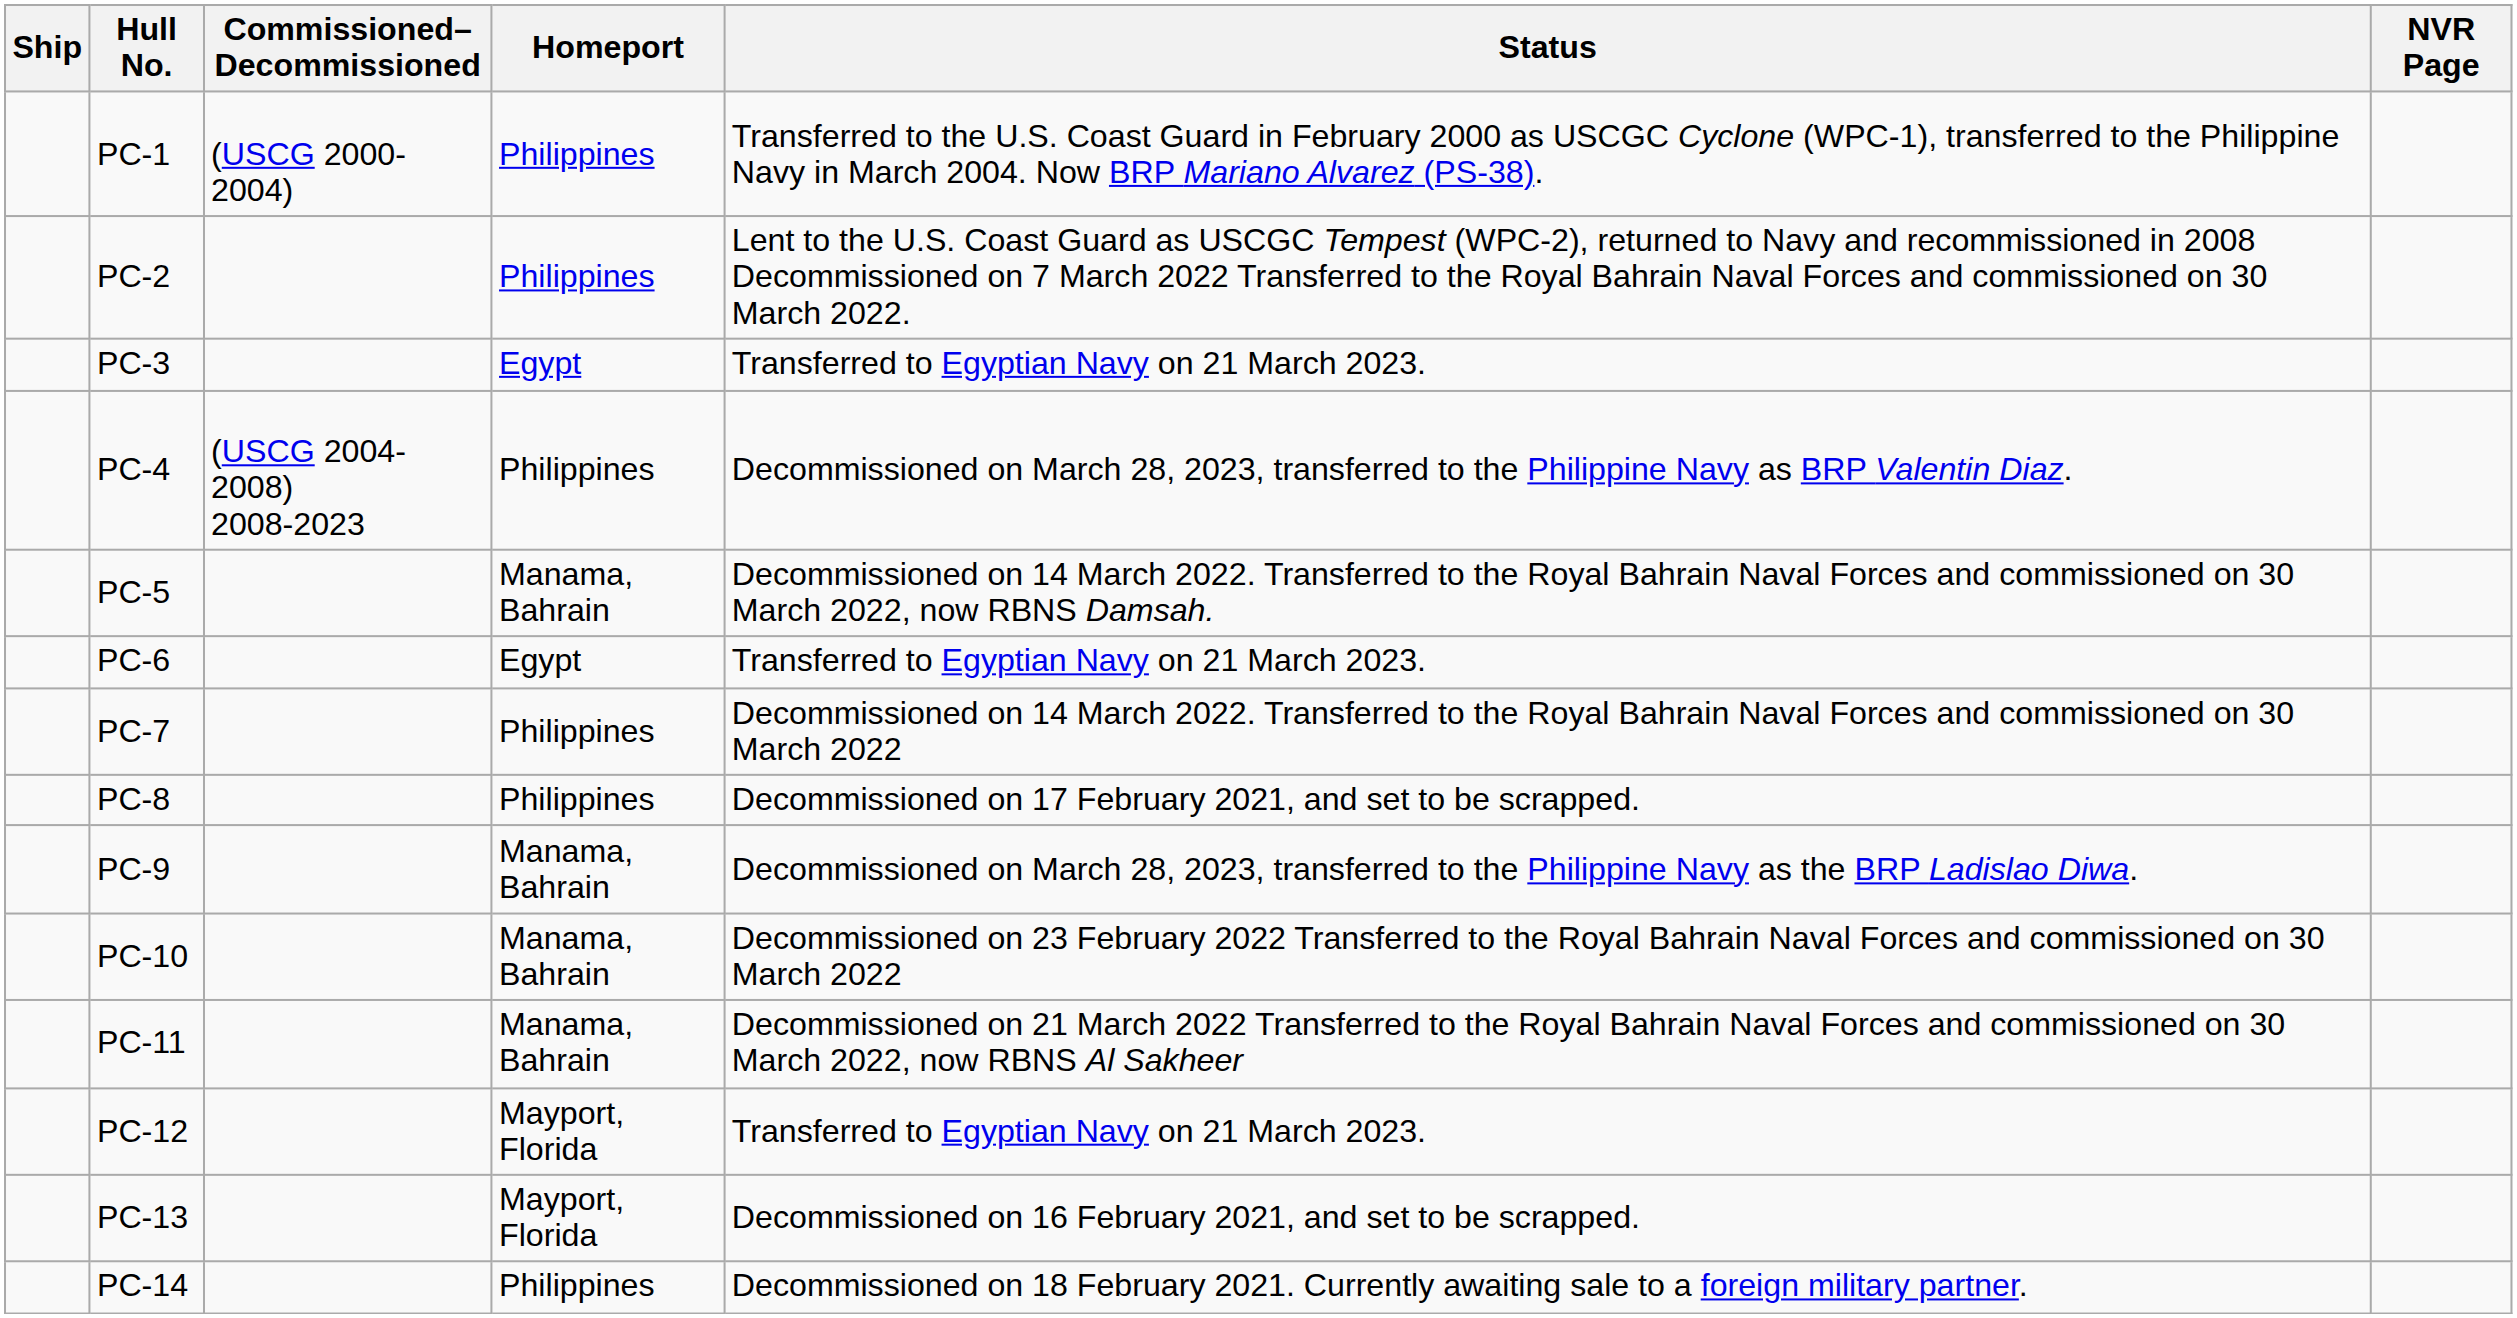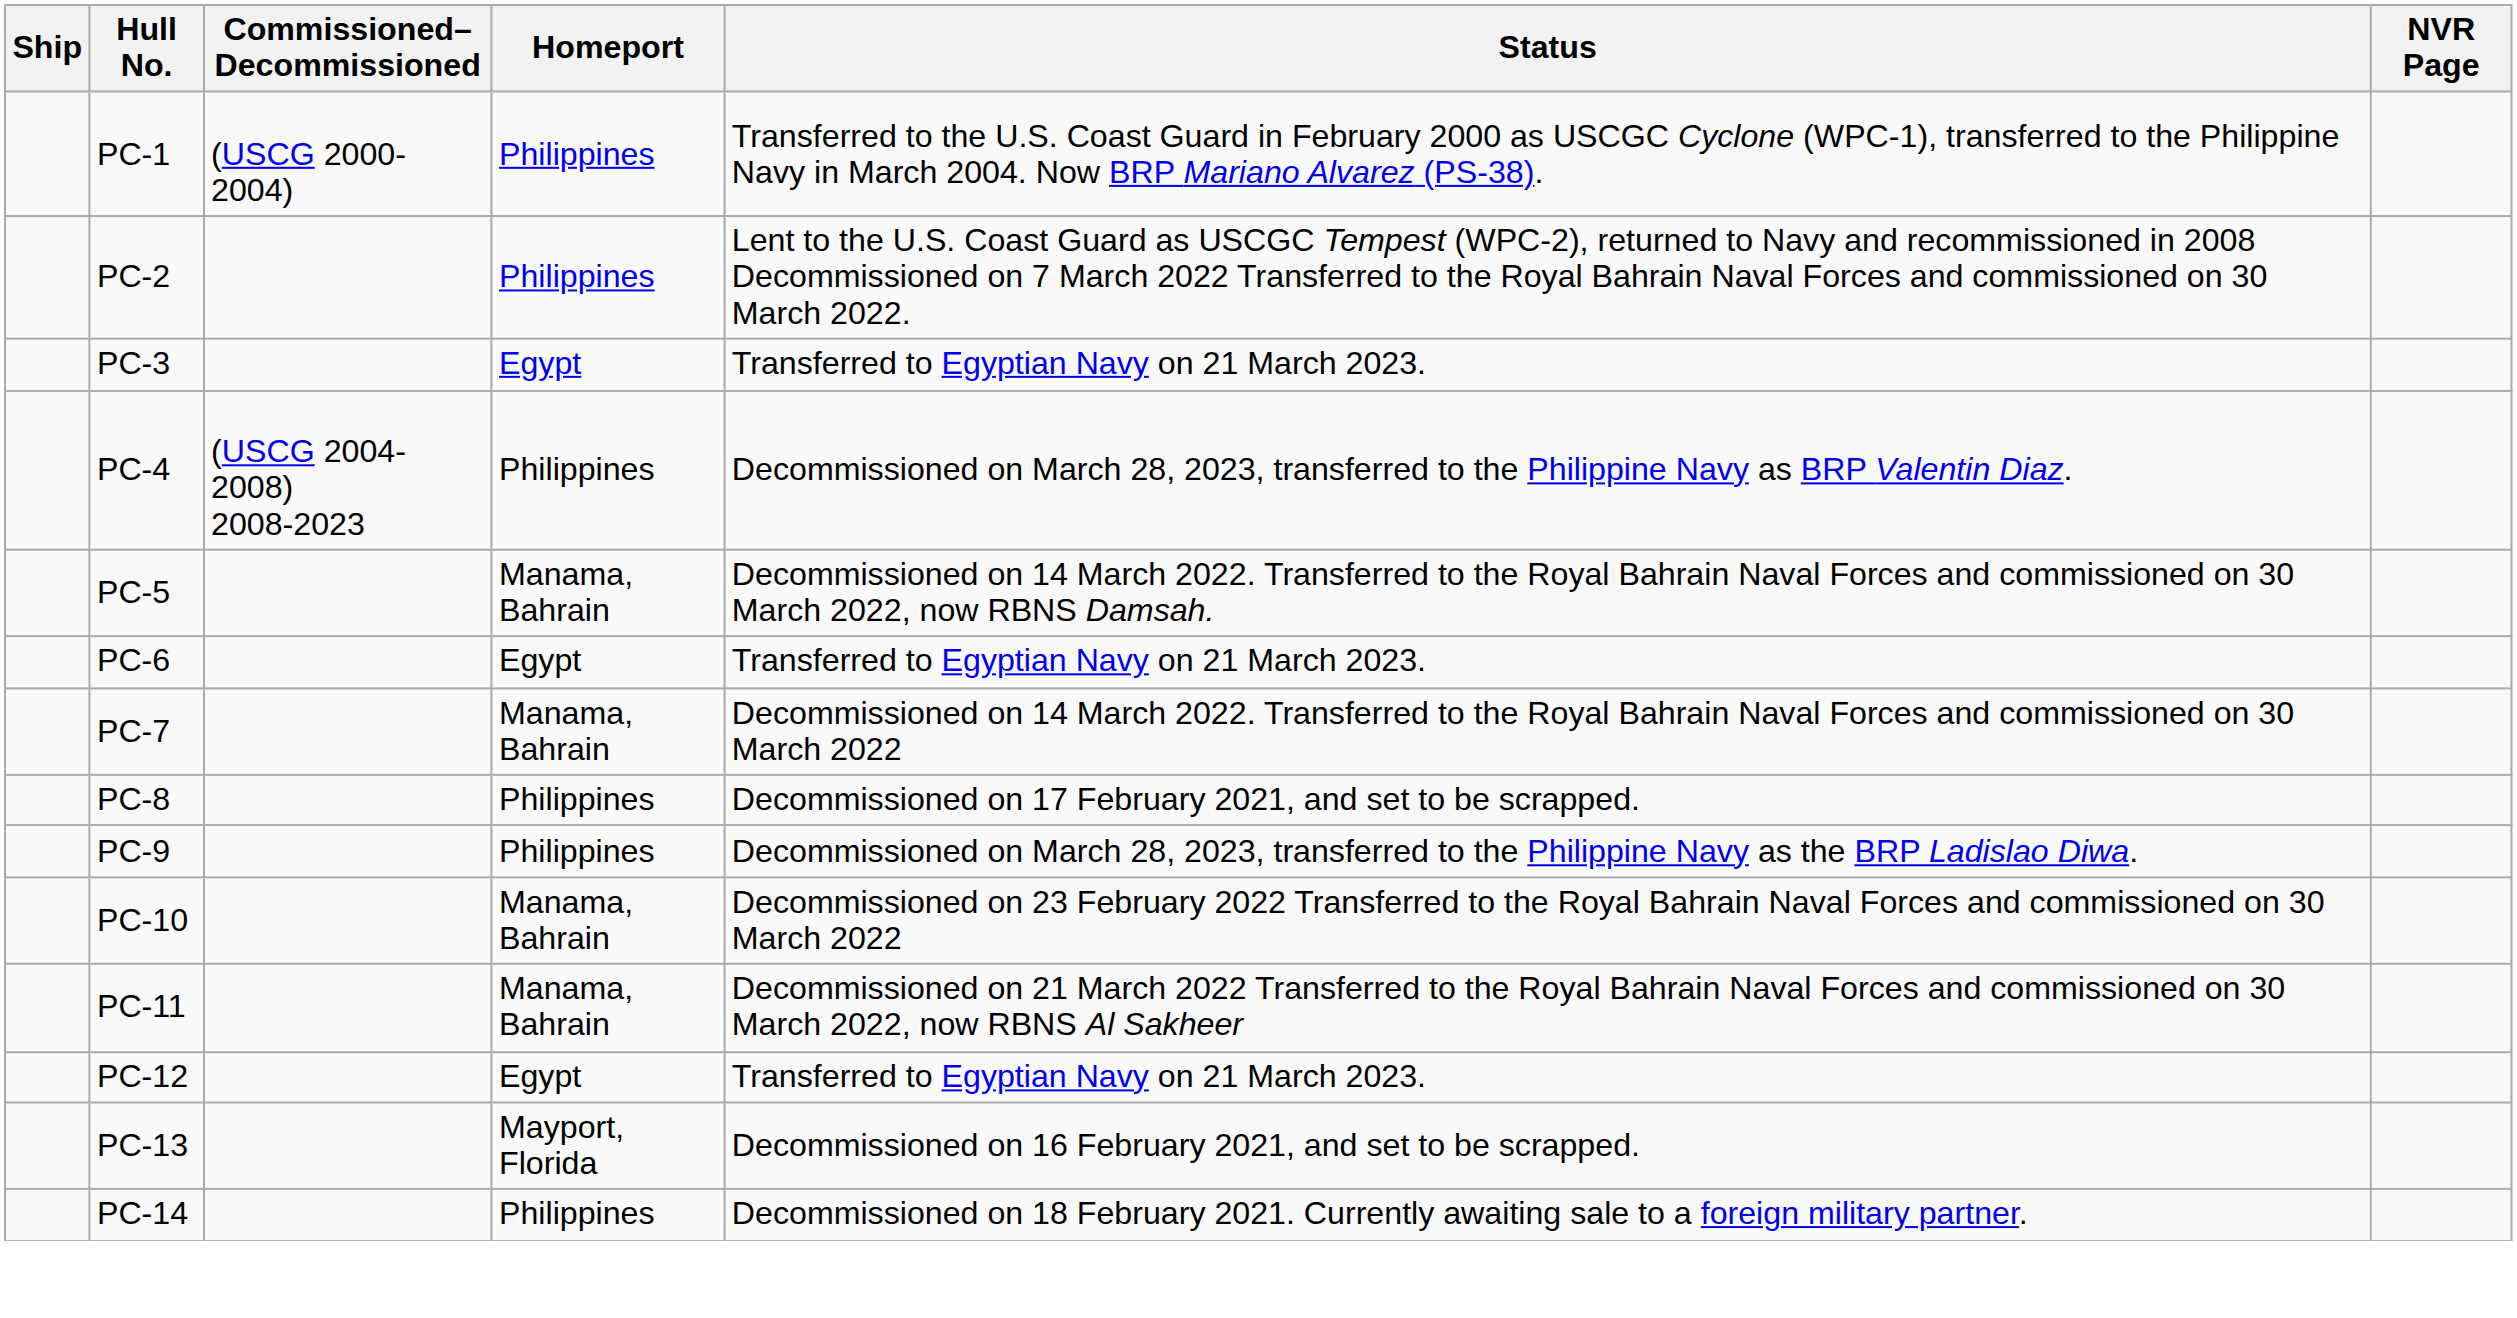(577, 730) Philippines -> (566, 730) Manama, Bahrain
(566, 868) Manama, Bahrain -> (577, 850) Philippines
(562, 1130) Mayport, Florida -> (540, 1076) Egypt
